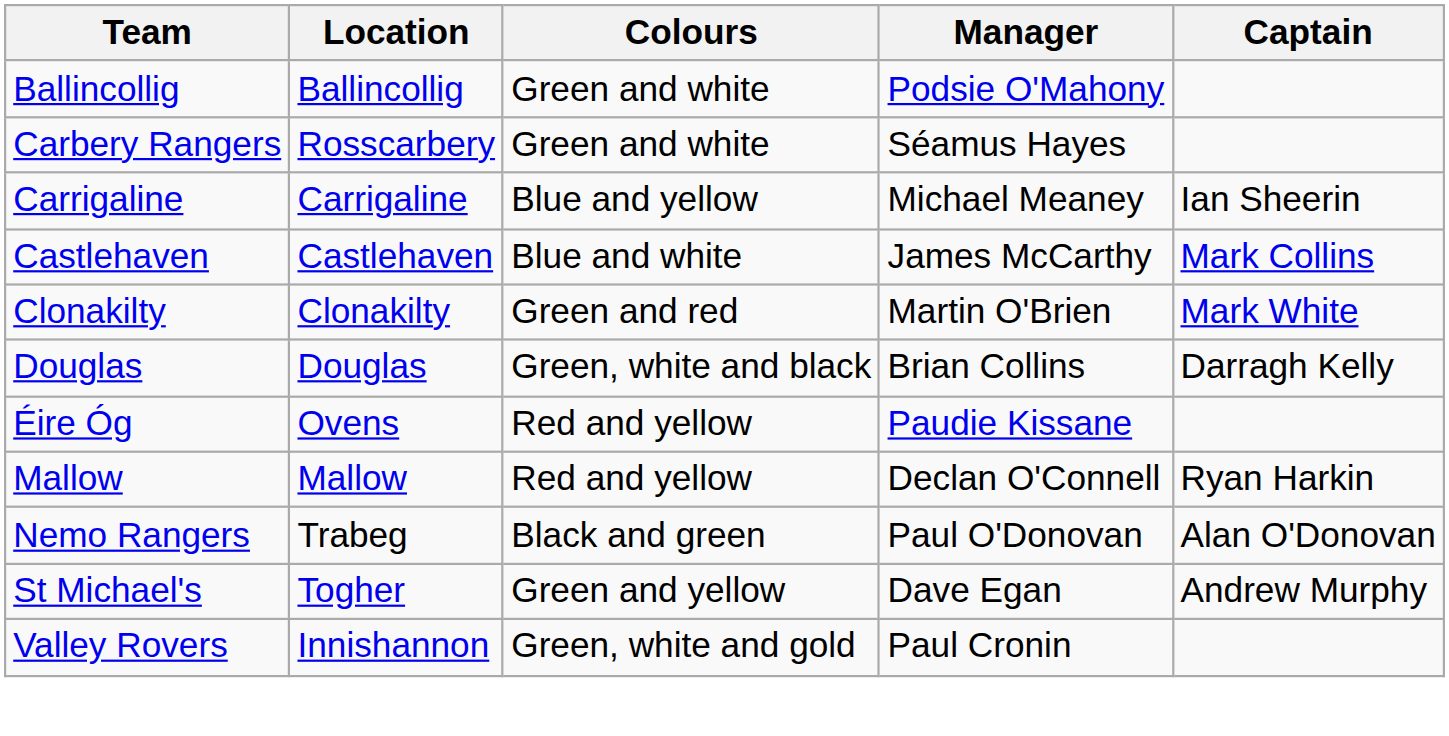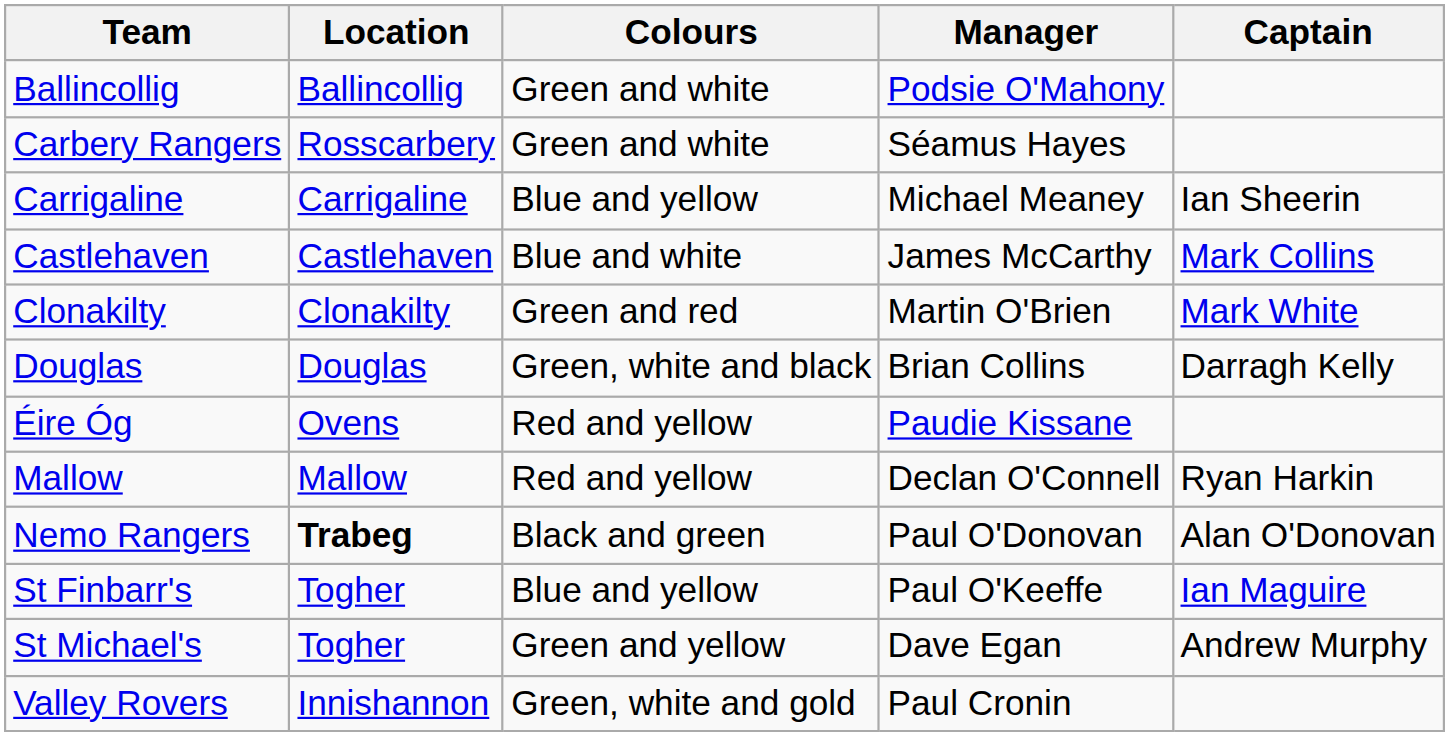(353, 534) normal -> (355, 534) bold
+ row: (103, 590)
